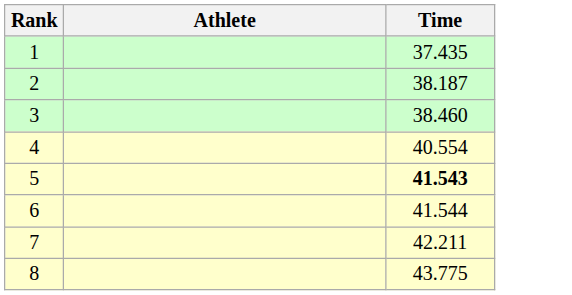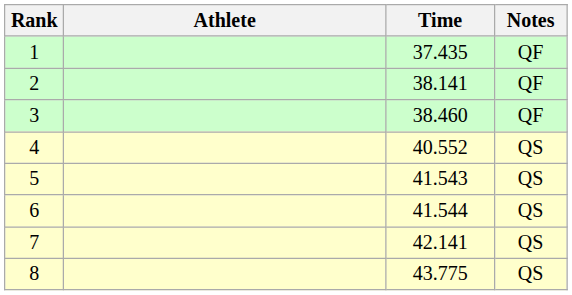+ column: (531, 20)
(440, 83) 38.187 -> (440, 83) 38.141
(440, 147) 40.554 -> (440, 147) 40.552
(440, 178) bold -> (440, 178) normal
(440, 242) 42.211 -> (440, 242) 42.141
